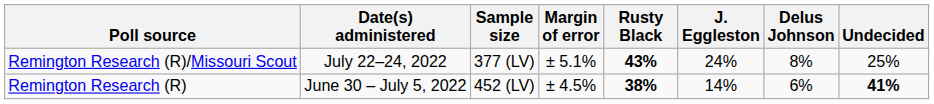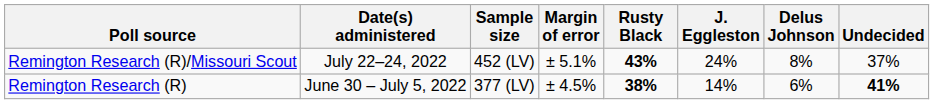(504, 61) 377 (LV) -> (504, 61) 452 (LV)
(883, 61) 25% -> (883, 61) 37%
(504, 87) 452 (LV) -> (504, 87) 377 (LV)
